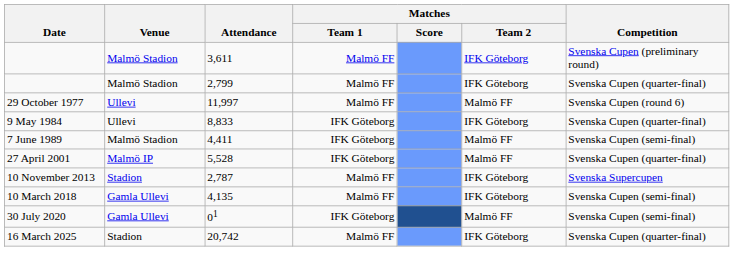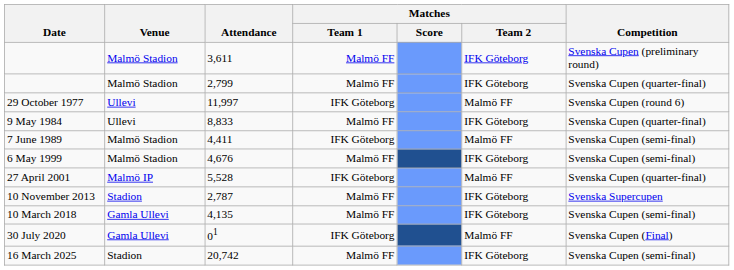(370, 102) Malmö FF -> (362, 102) IFK Göteborg
(362, 121) IFK Göteborg -> (370, 121) Malmö FF
+ row: (35, 159)
(632, 216) Svenska Cupen (semi-final) -> (620, 235) Svenska Cupen (Final)
(637, 237) Svenska Cupen (quarter-final) -> (632, 255) Svenska Cupen (semi-final)
